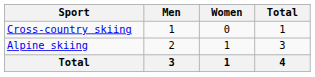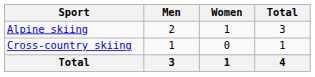rows swapped: (47, 47) <-> (69, 30)
